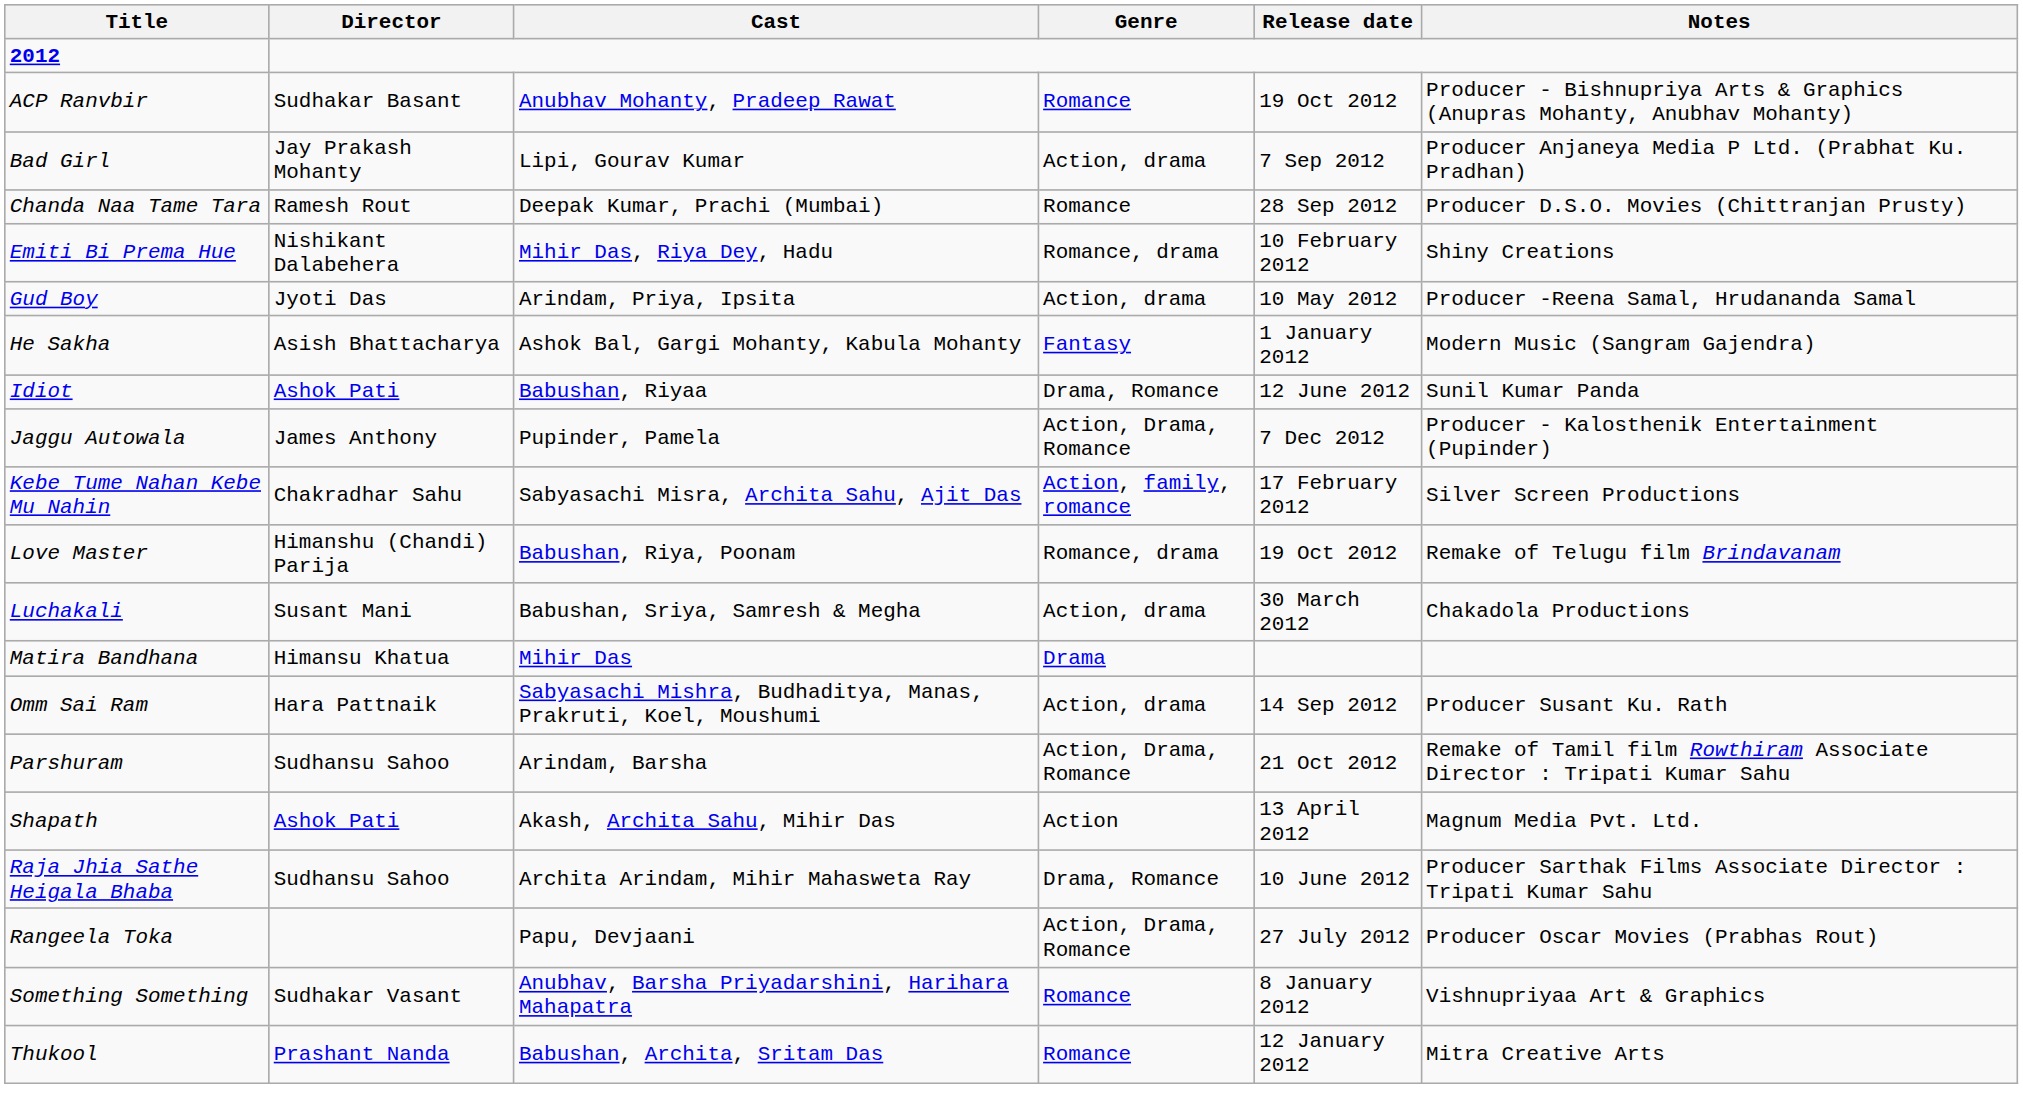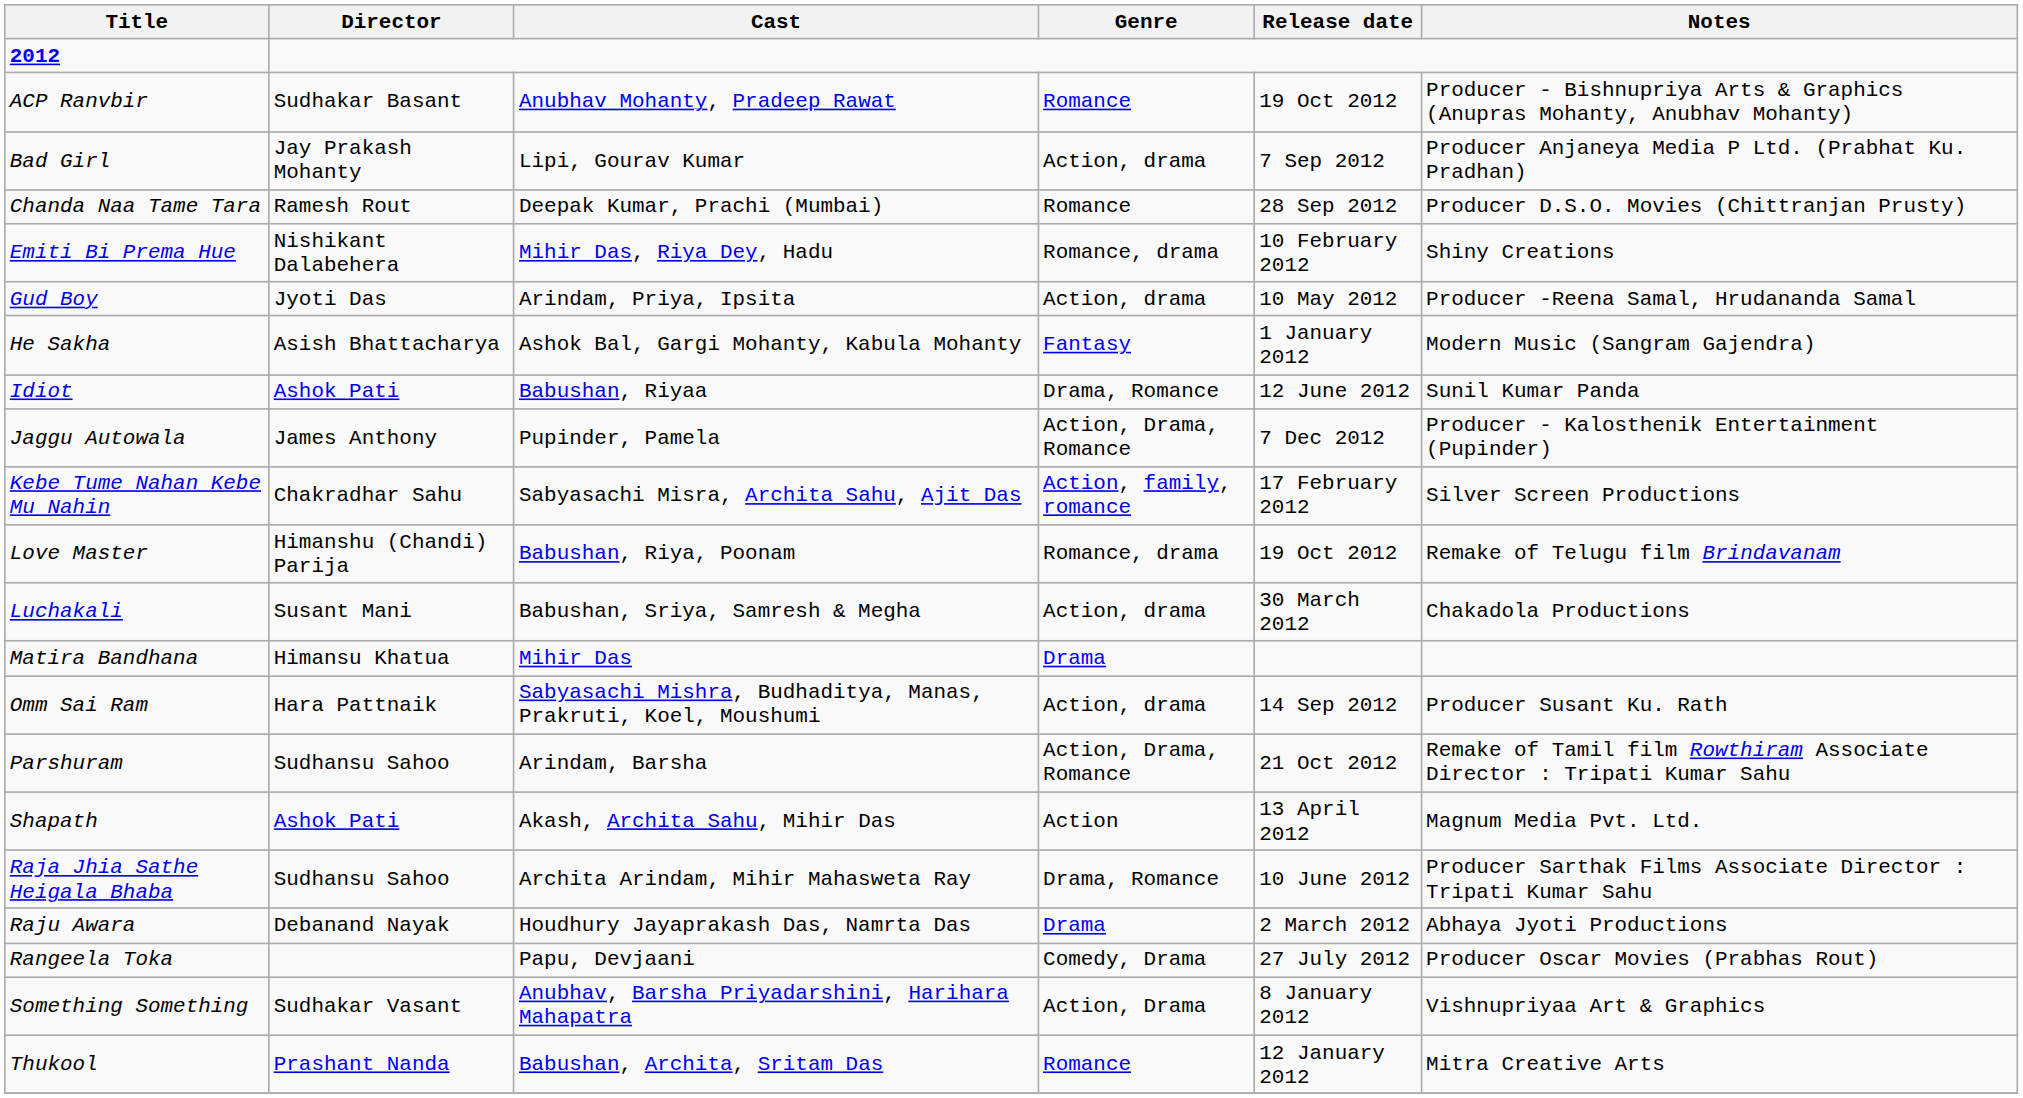+ row: (73, 926)
(1131, 938) Action, Drama, Romance -> (1125, 960) Comedy, Drama
(1087, 996) Romance -> (1125, 1006) Action, Drama
